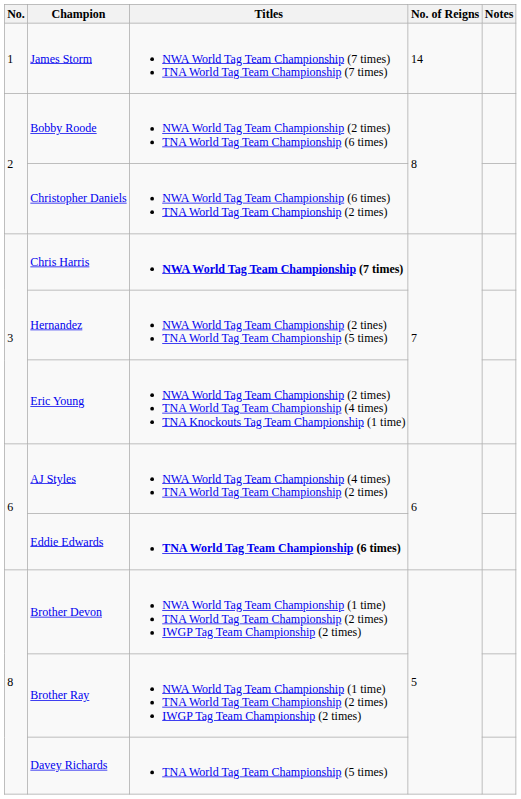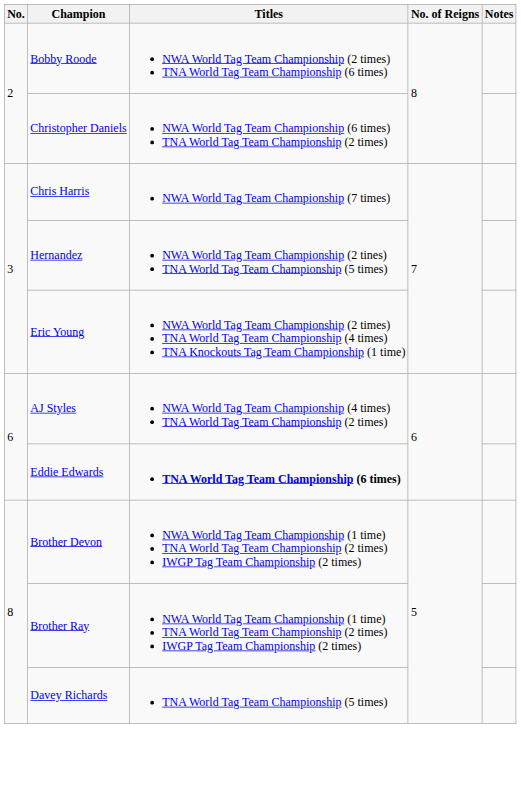- row: (61, 58)
(269, 269) bold -> (269, 198) normal
